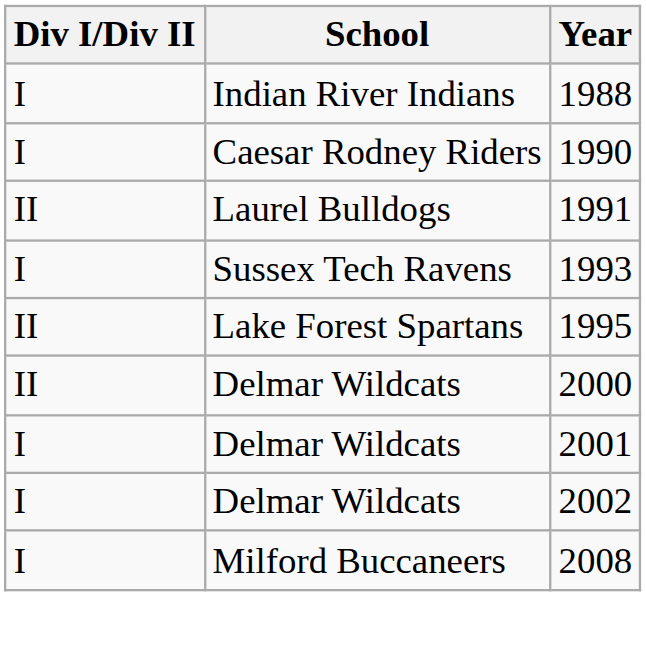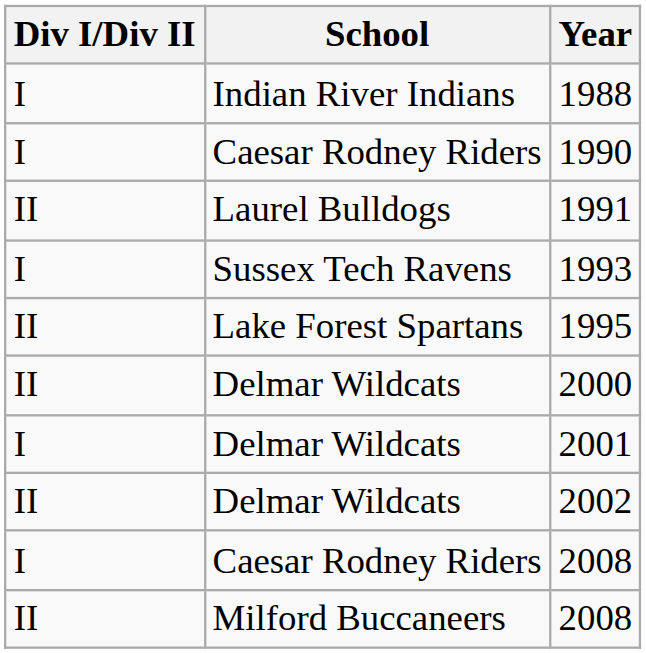(20, 501) I -> (26, 501) II
+ row: (377, 559)
(20, 559) I -> (26, 618) II
